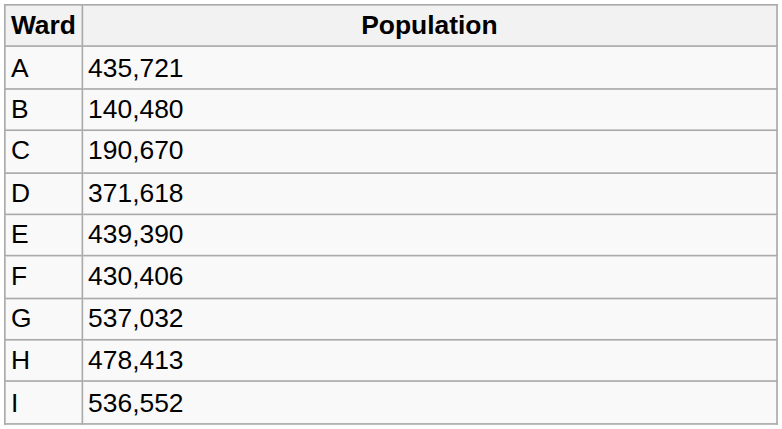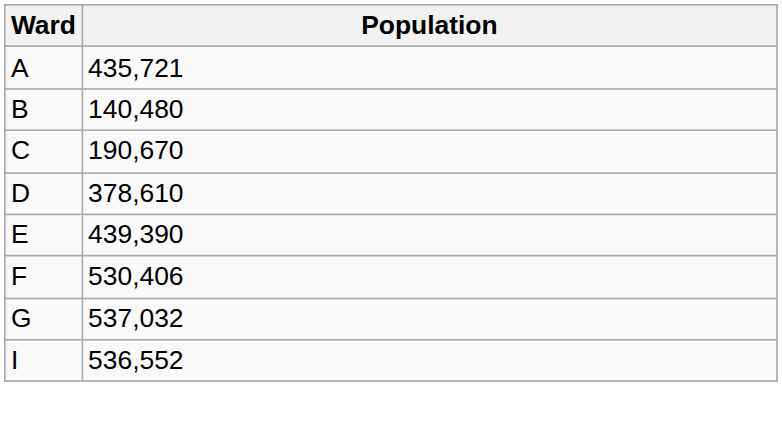(136, 192) 371,618 -> (136, 192) 378,610
(136, 276) 430,406 -> (136, 276) 530,406
- row: (20, 360)
